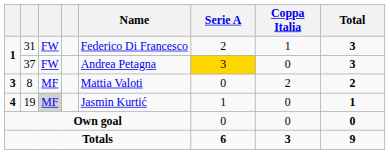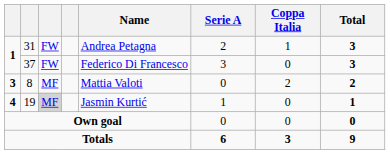(134, 45) Federico Di Francesco -> (118, 45) Andrea Petagna
(118, 64) Andrea Petagna -> (134, 64) Federico Di Francesco
(223, 64) gold background -> (223, 64) no background
